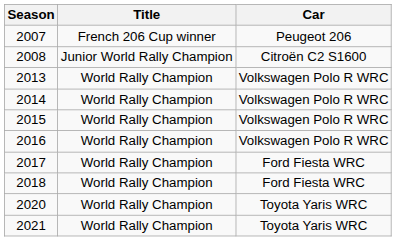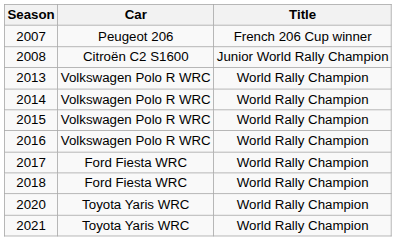columns swapped: (147, 15) <-> (314, 15)
